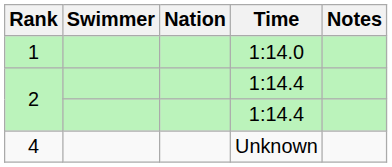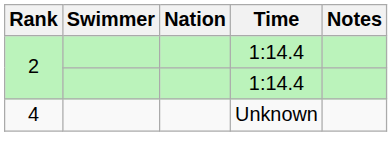- row: (33, 51)
